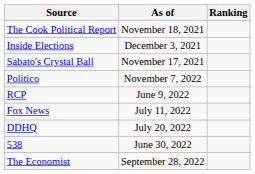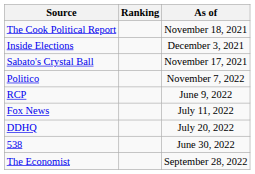columns swapped: (228, 12) <-> (163, 12)
